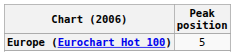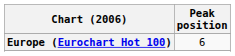(202, 42) 5 -> (202, 42) 6
